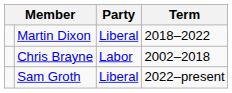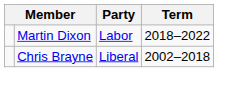(119, 35) Liberal -> (116, 35) Labor
(116, 56) Labor -> (119, 56) Liberal
- row: (49, 77)
